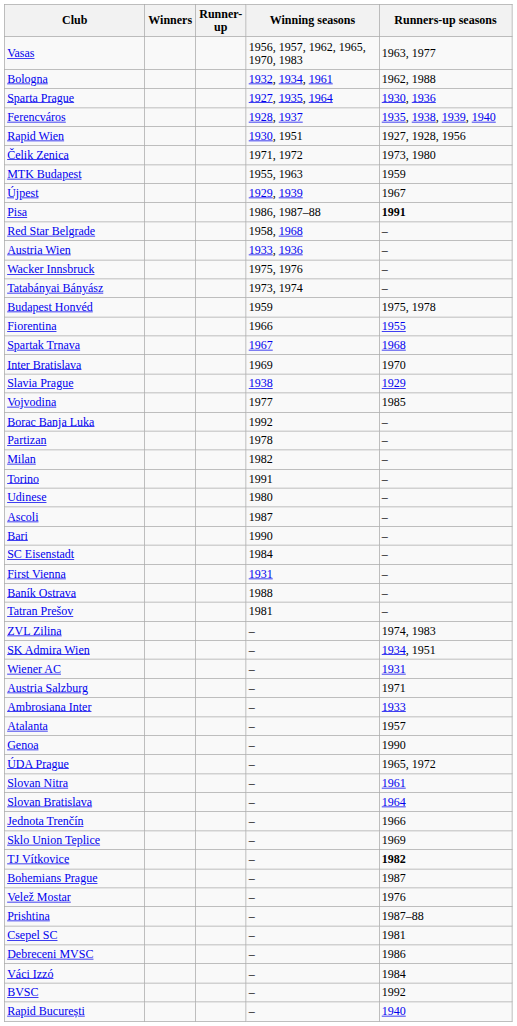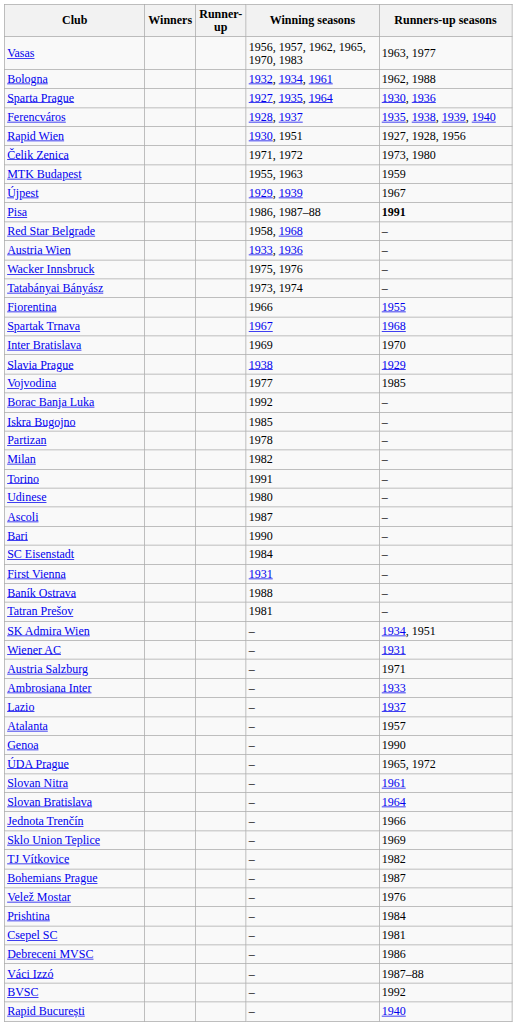- row: (50, 307)
+ row: (41, 421)
- row: (34, 630)
+ row: (21, 707)
(394, 859) bold -> (394, 859) normal
(403, 916) 1987–88 -> (394, 916) 1984
(394, 973) 1984 -> (403, 973) 1987–88
